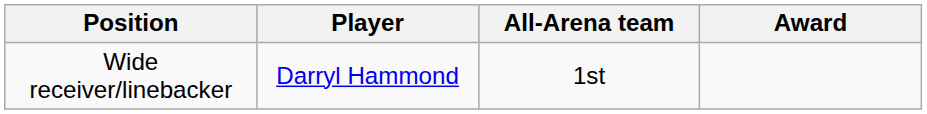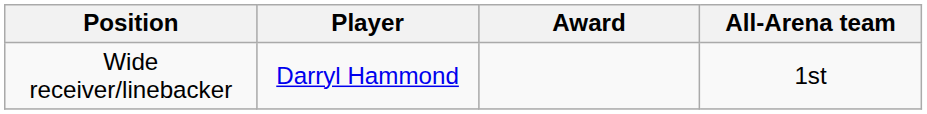columns swapped: (811, 23) <-> (589, 23)
